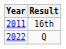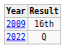(16, 24) 2011 -> (16, 24) 2009
